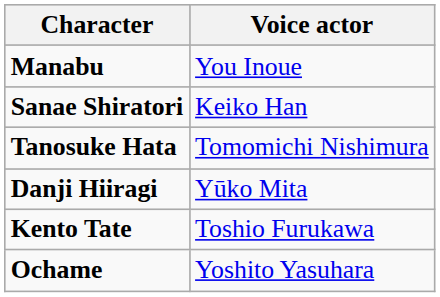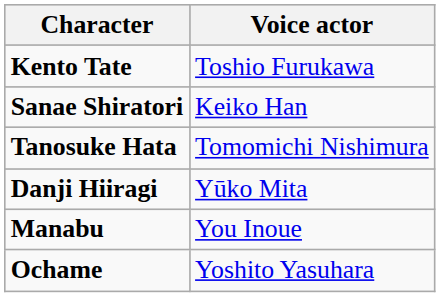rows swapped: (71, 229) <-> (57, 65)
